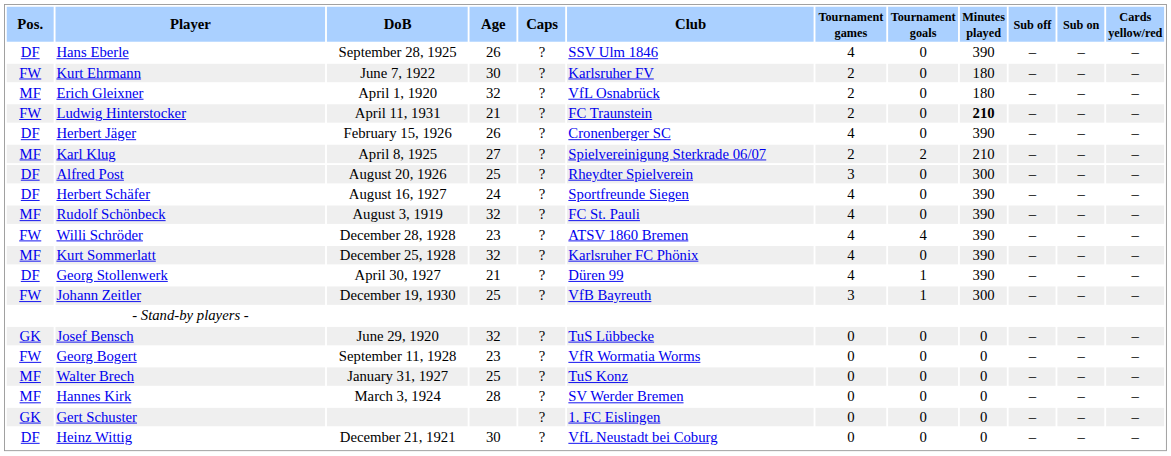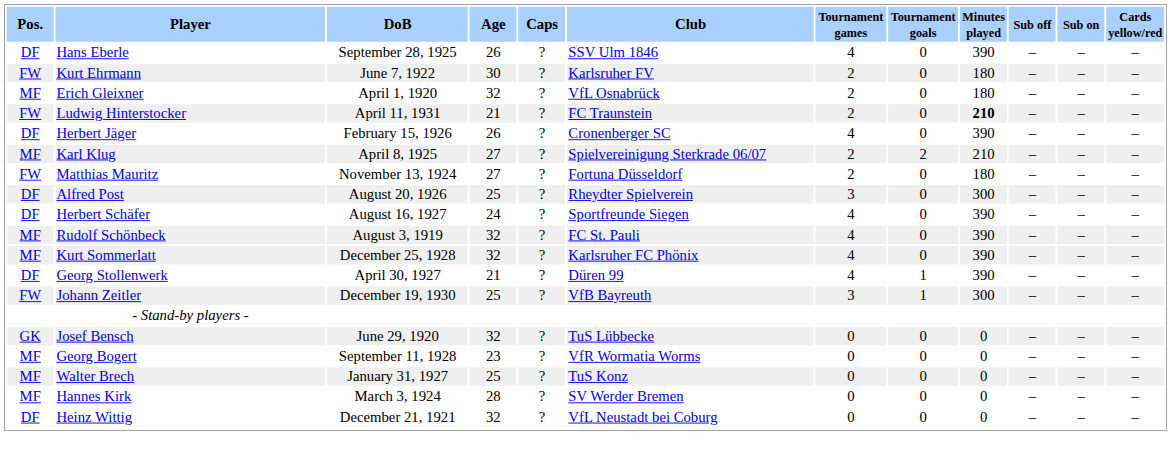+ row: (107, 174)
- row: (100, 234)
(30, 356) FW -> (30, 356) MF
- row: (97, 417)
(493, 437) 30 -> (493, 417) 32
